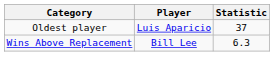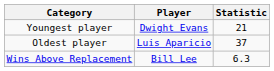+ row: (69, 28)
